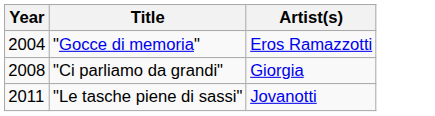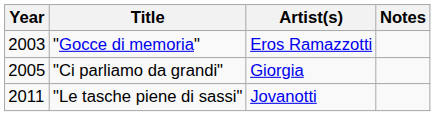+ column: (403, 17)
(27, 44) 2004 -> (27, 44) 2003
(27, 70) 2008 -> (27, 70) 2005
